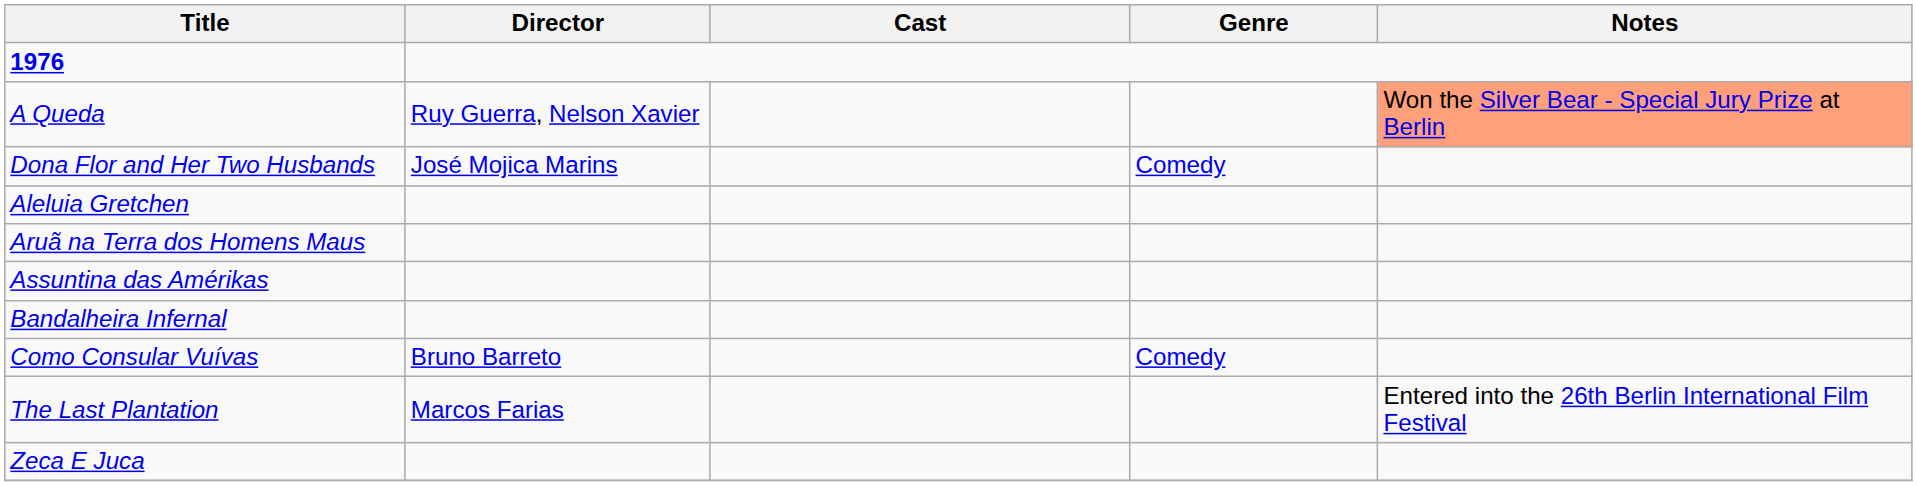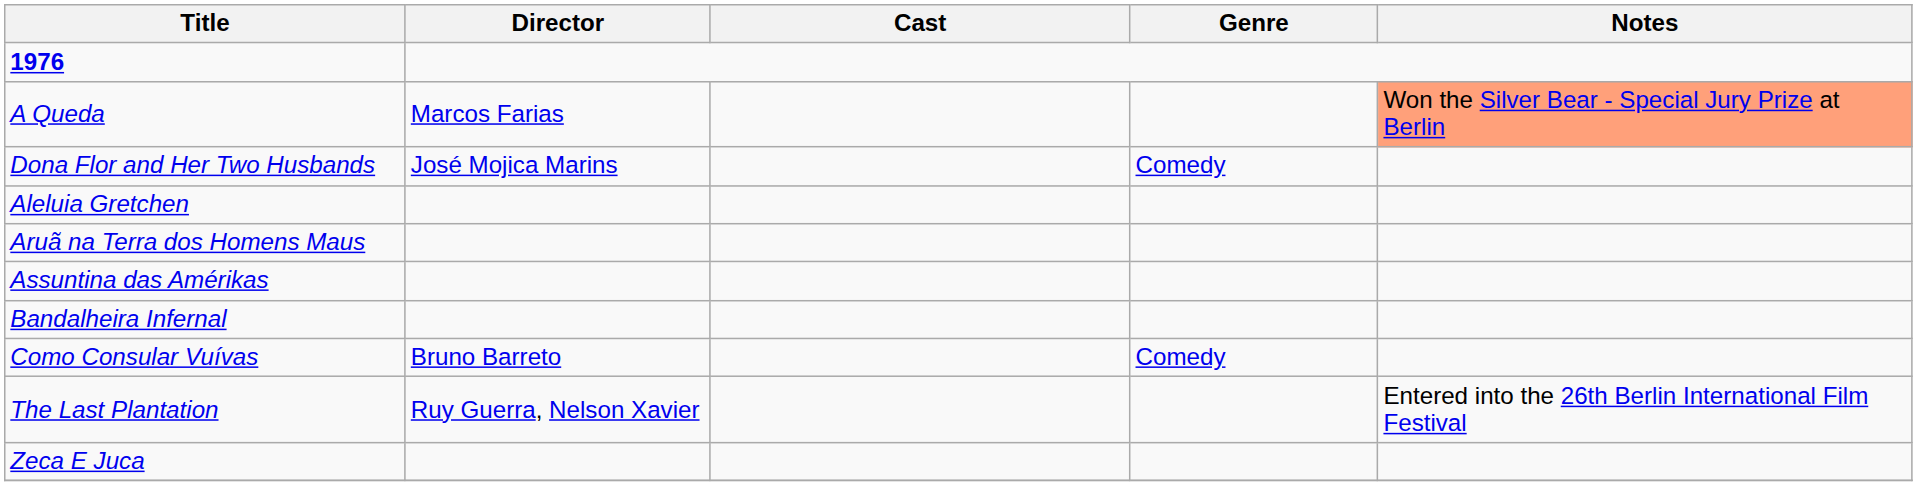(555, 113) Ruy Guerra, Nelson Xavier -> (487, 113) Marcos Farias
(487, 409) Marcos Farias -> (555, 409) Ruy Guerra, Nelson Xavier
